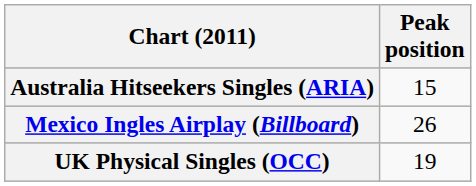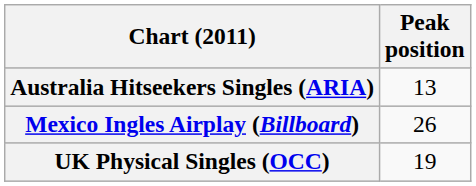(425, 86) 15 -> (425, 86) 13
